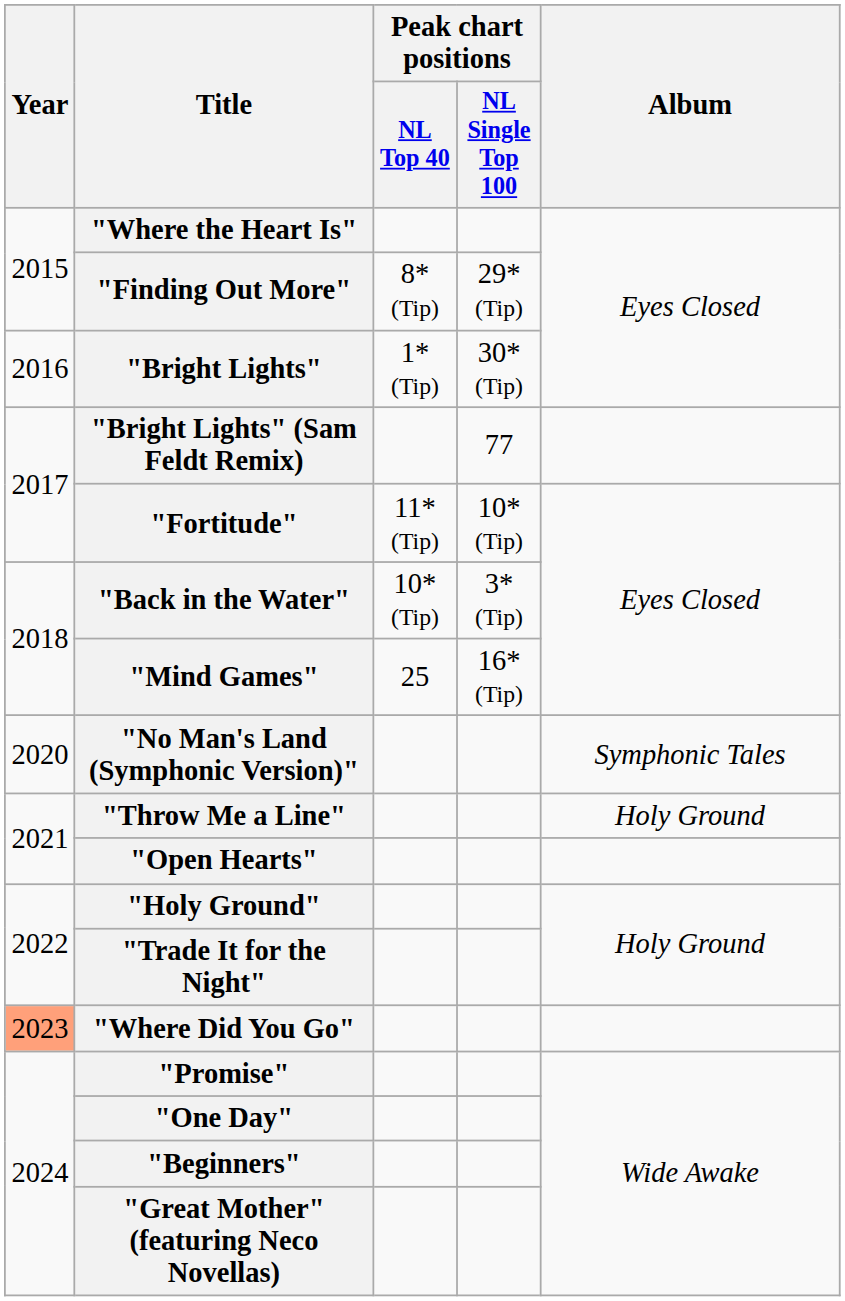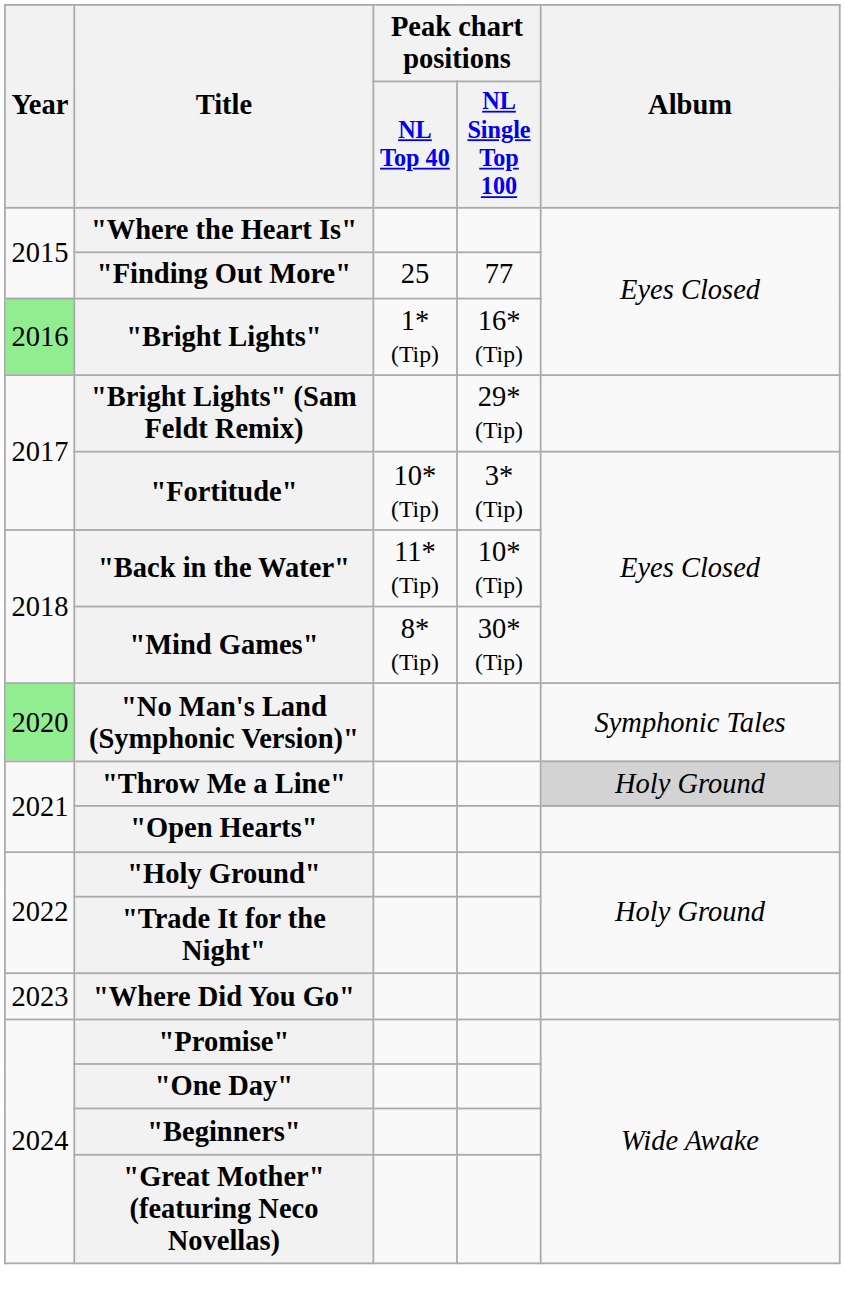(415, 290) 8* (Tip) -> (415, 274) 25
(499, 290) 29* (Tip) -> (499, 274) 77
(40, 368) no background -> (40, 336) lightgreen background
(499, 368) 30* (Tip) -> (499, 336) 16* (Tip)
(499, 445) 77 -> (499, 413) 29* (Tip)
(415, 522) 11* (Tip) -> (415, 490) 10* (Tip)
(499, 522) 10* (Tip) -> (499, 490) 3* (Tip)
(415, 599) 10* (Tip) -> (415, 567) 11* (Tip)
(499, 599) 3* (Tip) -> (499, 567) 10* (Tip)
(415, 676) 25 -> (415, 644) 8* (Tip)
(499, 676) 16* (Tip) -> (499, 644) 30* (Tip)
(40, 754) no background -> (40, 722) lightgreen background
(690, 815) no background -> (690, 783) lightgrey background
(40, 1028) lightsalmon background -> (40, 995) no background
